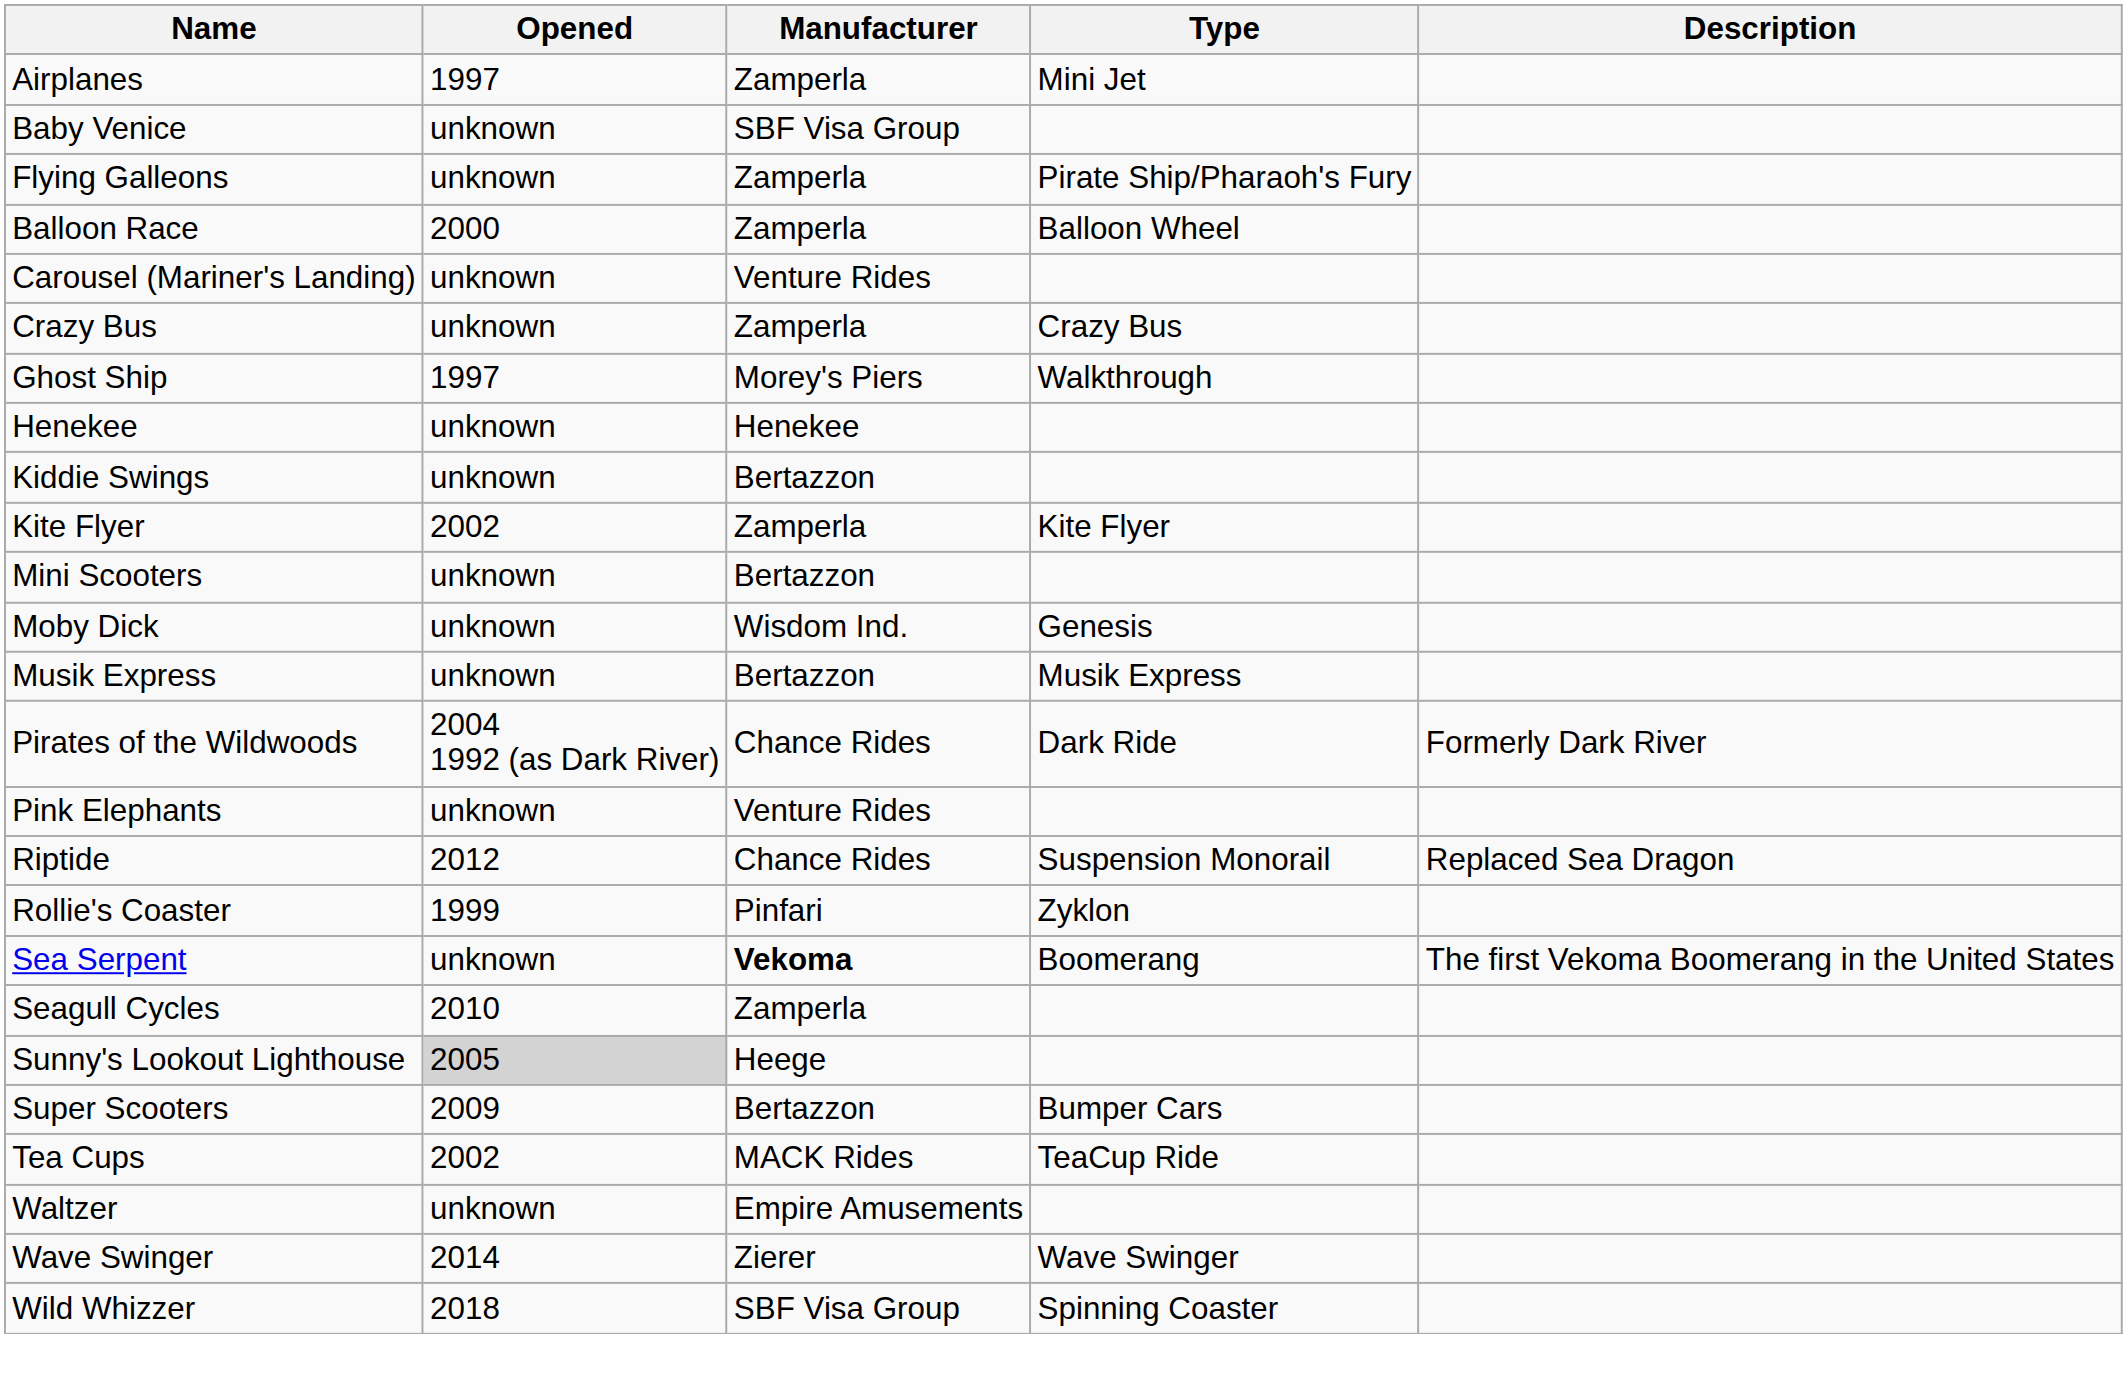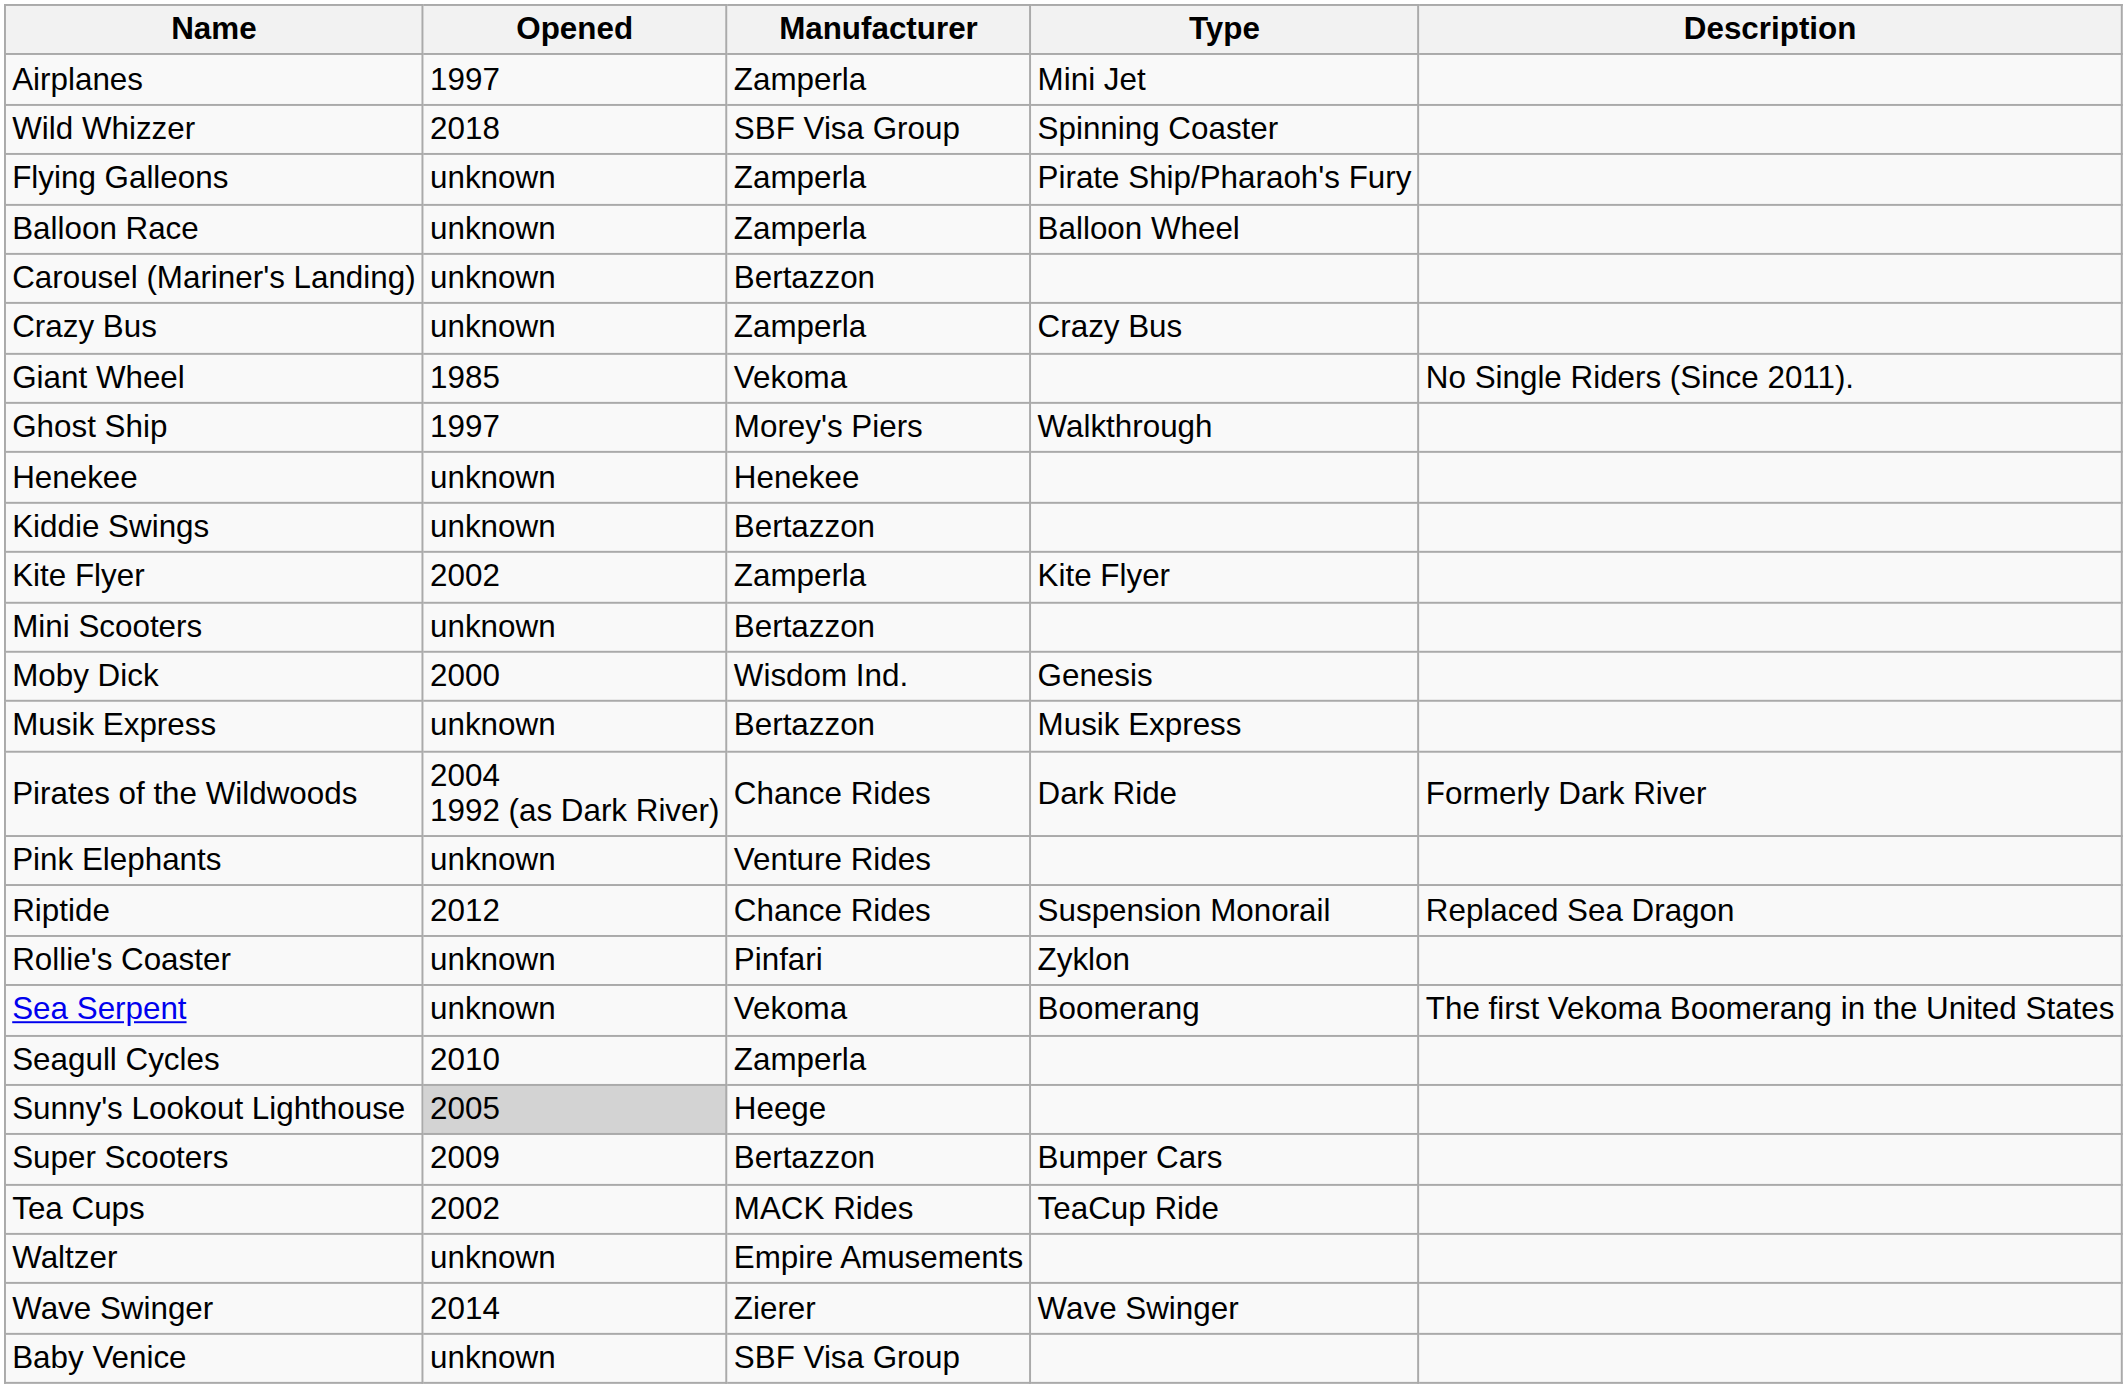rows swapped: (99, 128) <-> (104, 1308)
(465, 228) 2000 -> (493, 228) unknown
(832, 278) Venture Rides -> (804, 278) Bertazzon
+ row: (98, 377)
(493, 626) unknown -> (465, 675) 2000
(465, 910) 1999 -> (493, 959) unknown
(793, 959) bold -> (790, 1009) normal
